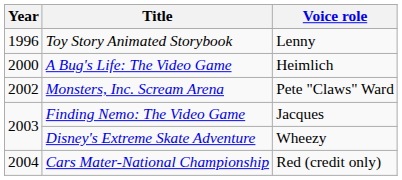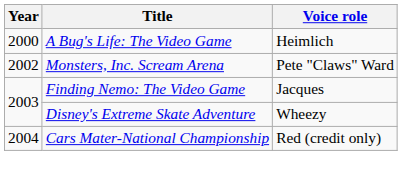- row: (139, 41)
